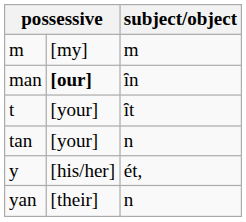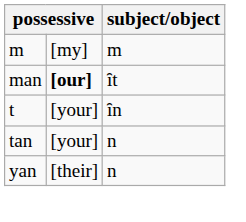(131, 79) ȋn -> (112, 79) ȋt
(129, 110) ȋt -> (114, 110) ȋn
- row: (14, 170)
